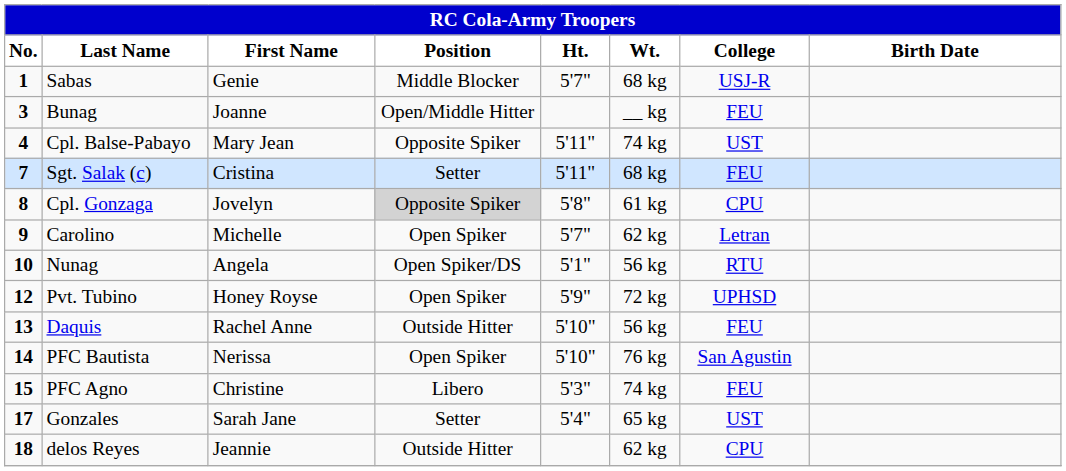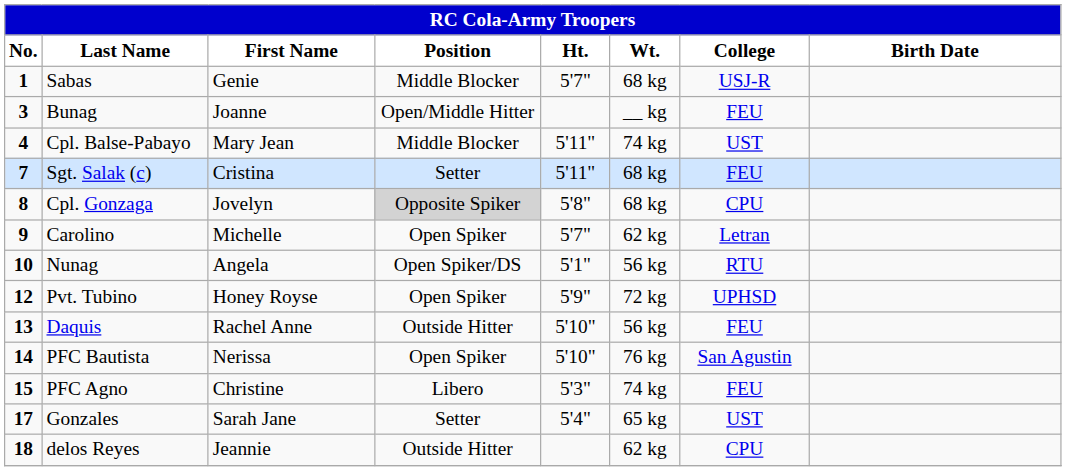(458, 142) Opposite Spiker -> (458, 142) Middle Blocker
(645, 204) 61 kg -> (645, 204) 68 kg
